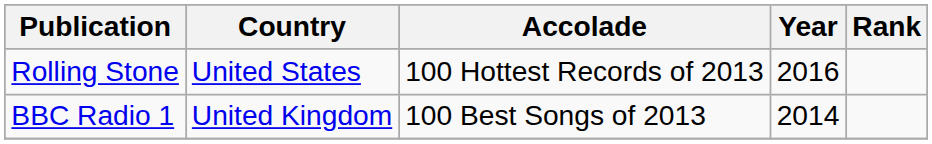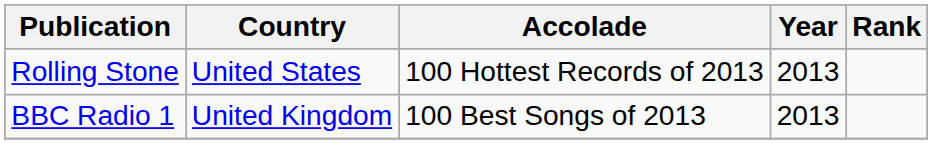(808, 71) 2016 -> (808, 71) 2013
(808, 116) 2014 -> (808, 116) 2013
